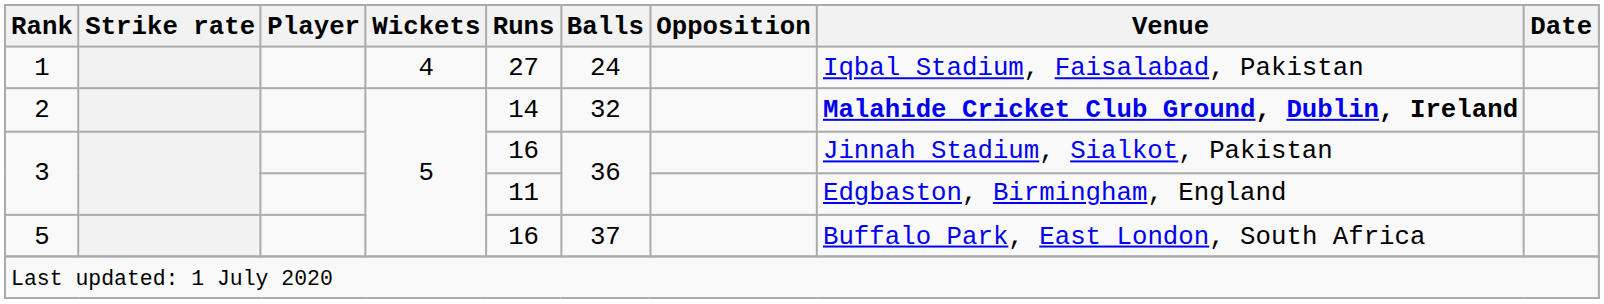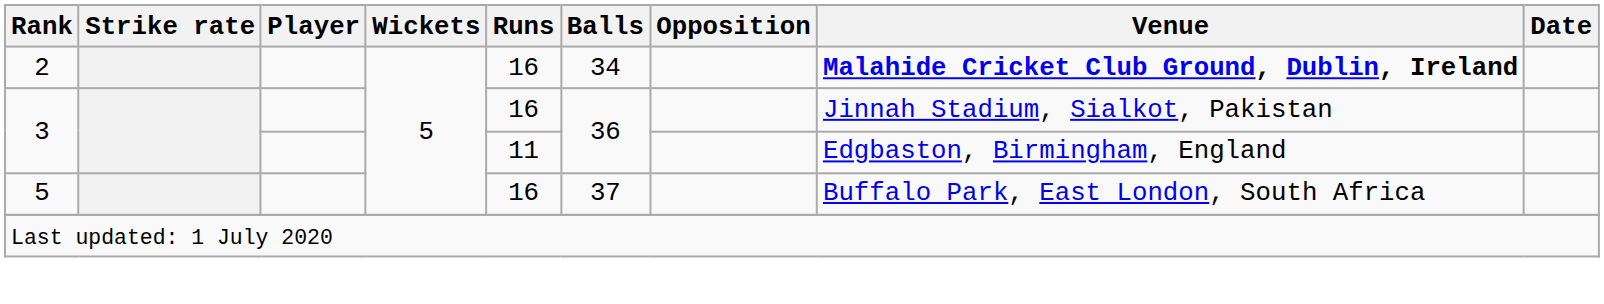- row: (42, 68)
(524, 110) 14 -> (524, 68) 16
(605, 110) 32 -> (605, 68) 34
